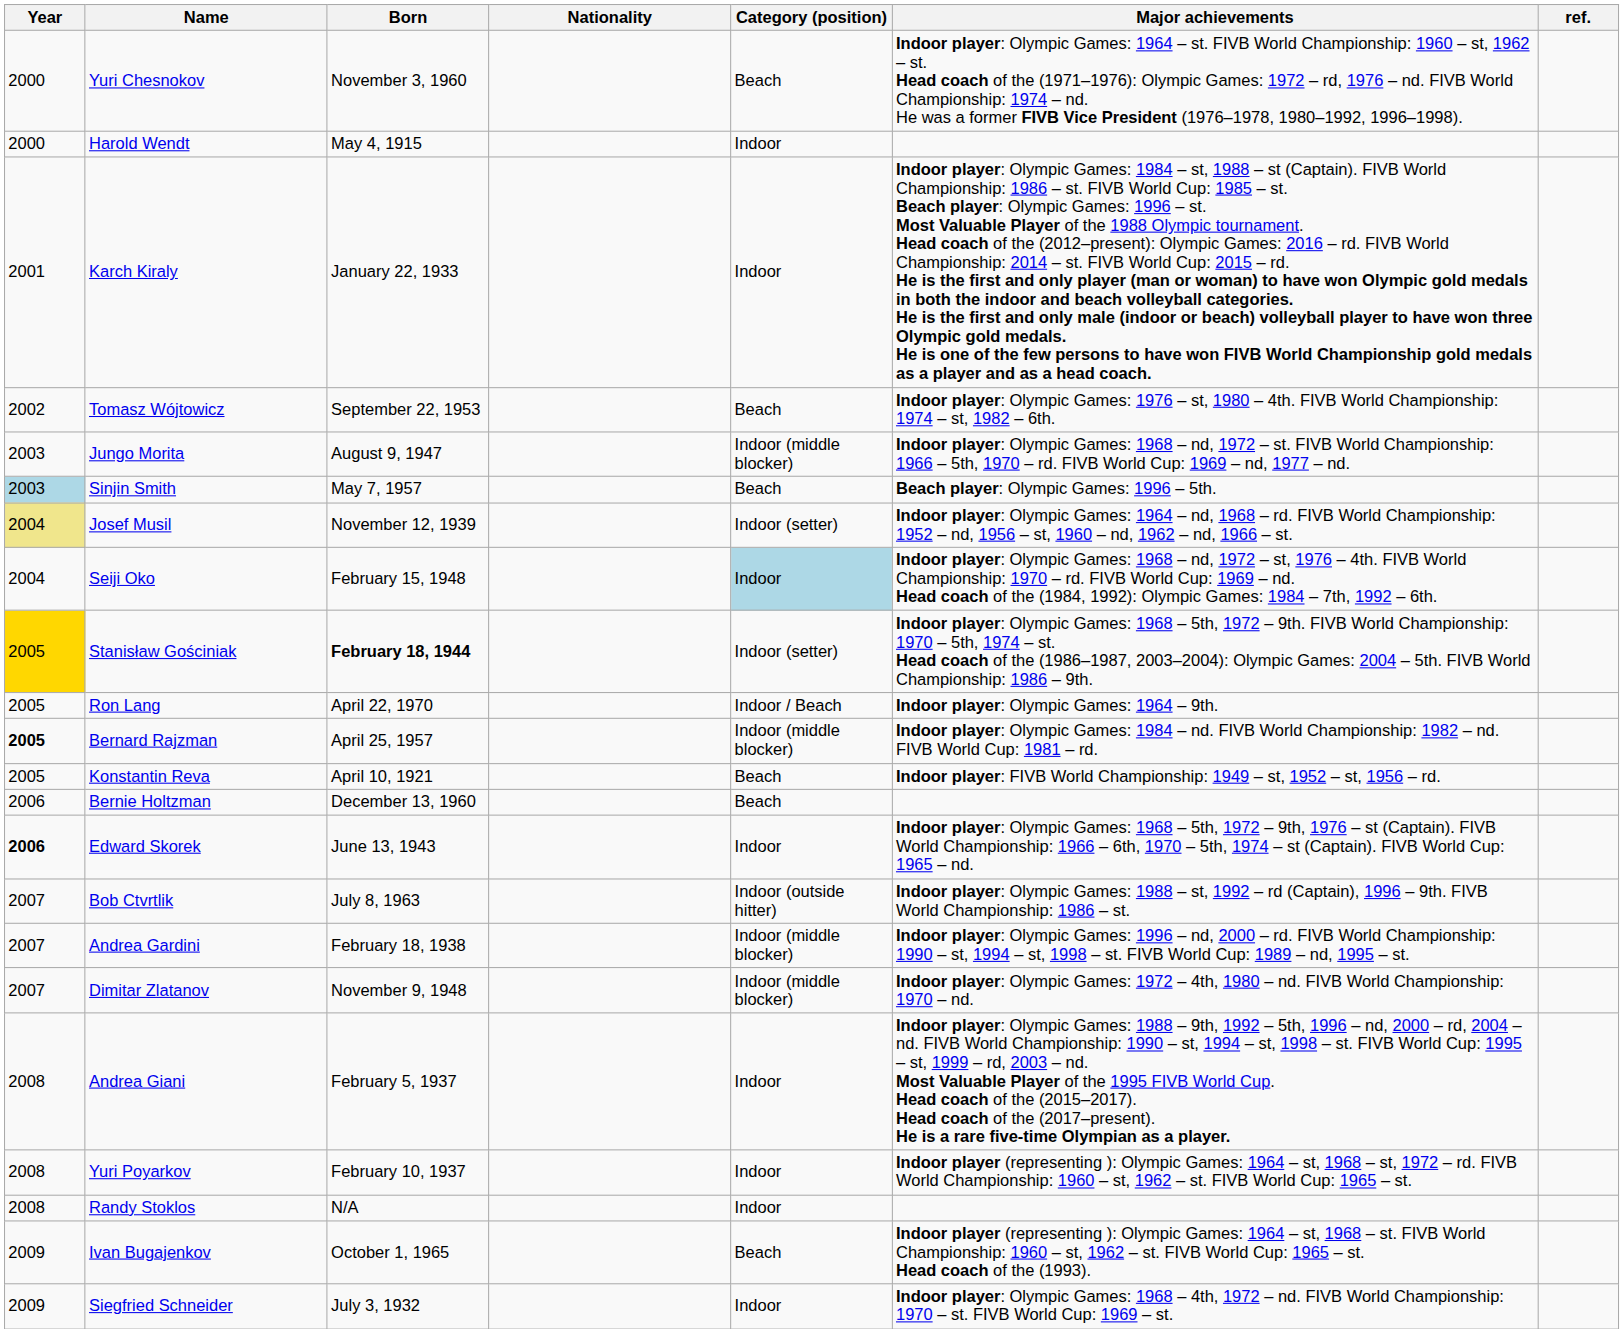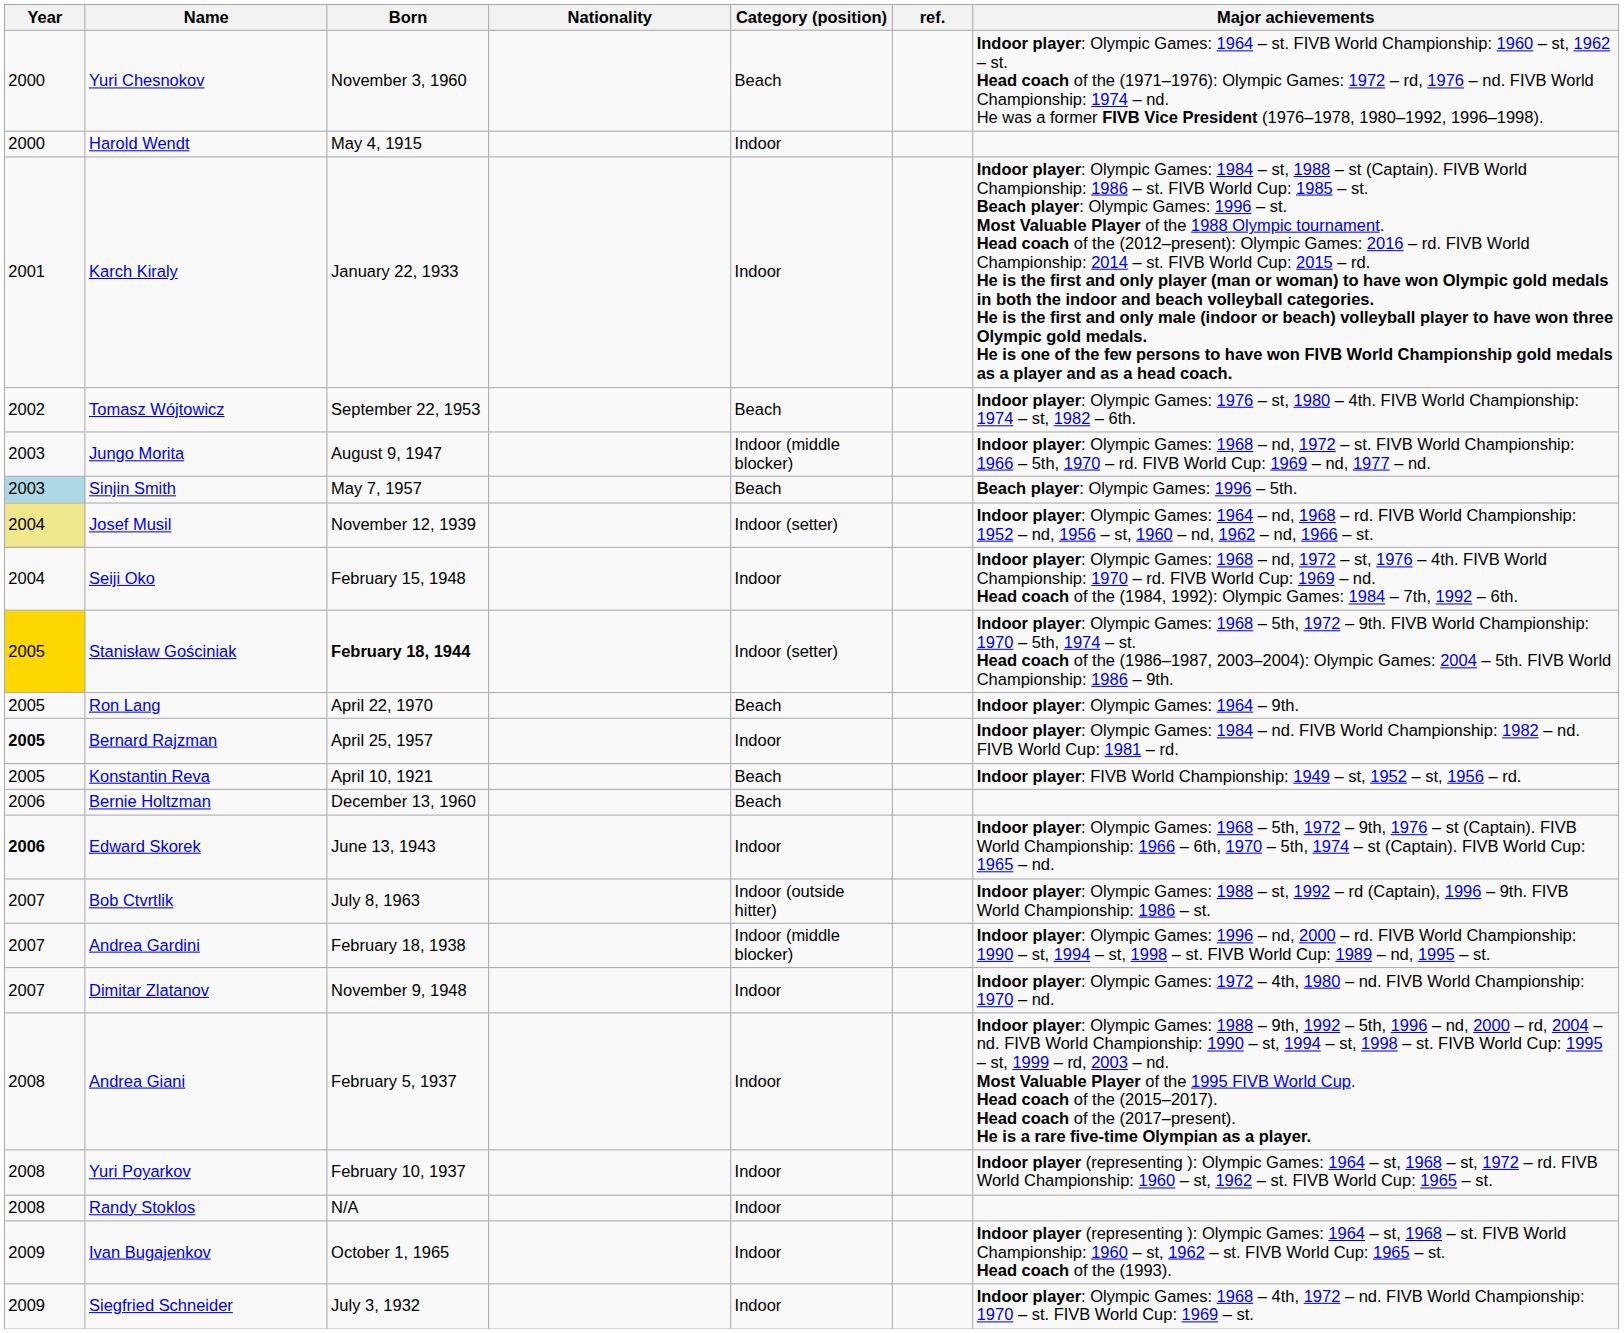columns swapped: (1215, 17) <-> (1578, 17)
(758, 578) lightblue background -> (758, 578) no background
(788, 705) Indoor / Beach -> (758, 705) Beach
(787, 740) Indoor (middle blocker) -> (758, 740) Indoor
(787, 990) Indoor (middle blocker) -> (758, 990) Indoor
(758, 1252) Beach -> (758, 1252) Indoor
